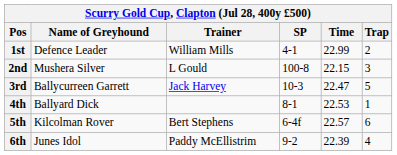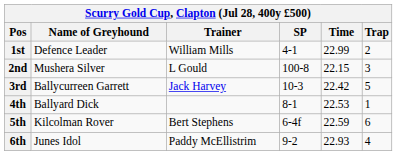(336, 86) 22.47 -> (336, 86) 22.42
(336, 123) 22.57 -> (336, 123) 22.59
(336, 141) 22.39 -> (336, 141) 22.93
